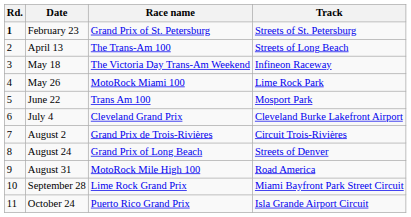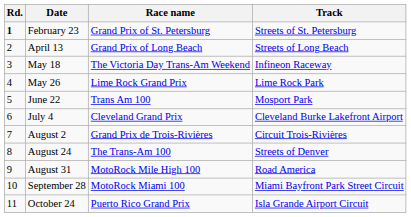(131, 48) The Trans-Am 100 -> (147, 48) Grand Prix of Long Beach
(138, 82) MotoRock Miami 100 -> (139, 82) Lime Rock Grand Prix
(147, 152) Grand Prix of Long Beach -> (131, 152) The Trans-Am 100
(139, 186) Lime Rock Grand Prix -> (138, 186) MotoRock Miami 100
